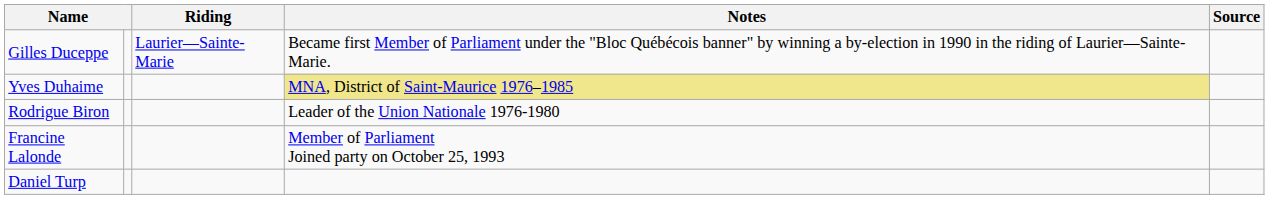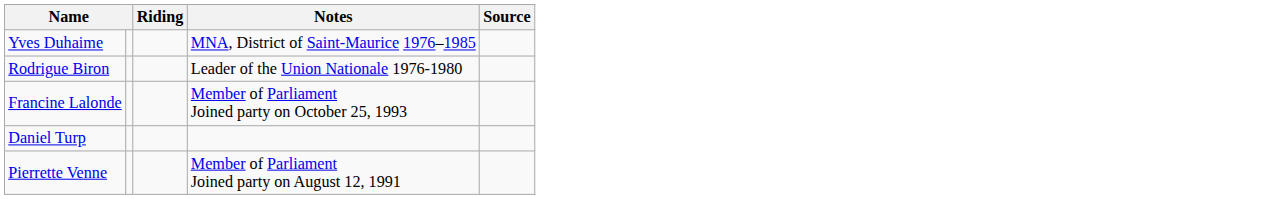- row: (58, 52)
(431, 86) khaki background -> (333, 42) no background
+ row: (58, 172)
